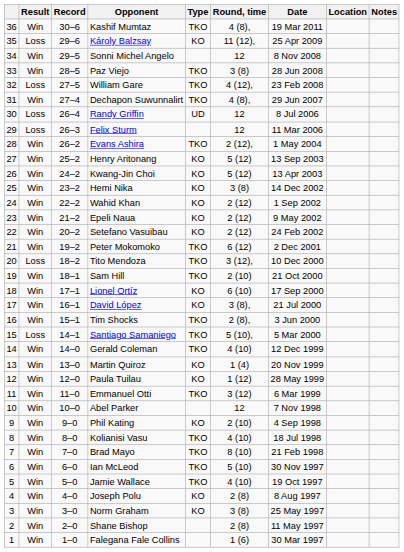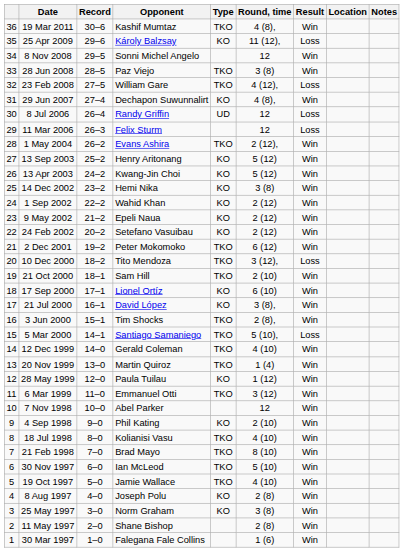columns swapped: (35, 12) <-> (297, 12)
(198, 100) TKO -> (223, 100) KO
(198, 364) KO -> (223, 364) TKO
